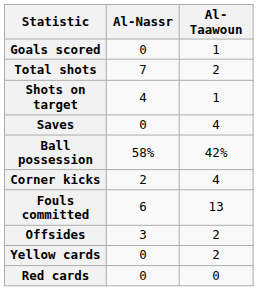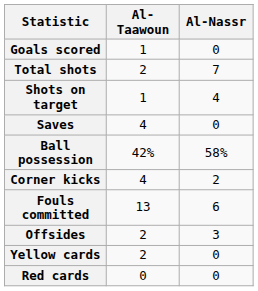columns swapped: (143, 22) <-> (216, 22)
